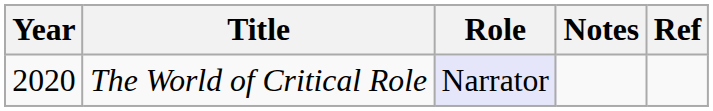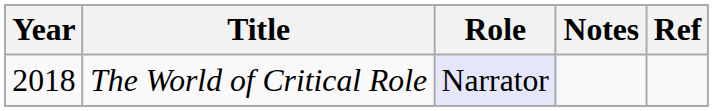(44, 79) 2020 -> (44, 79) 2018
